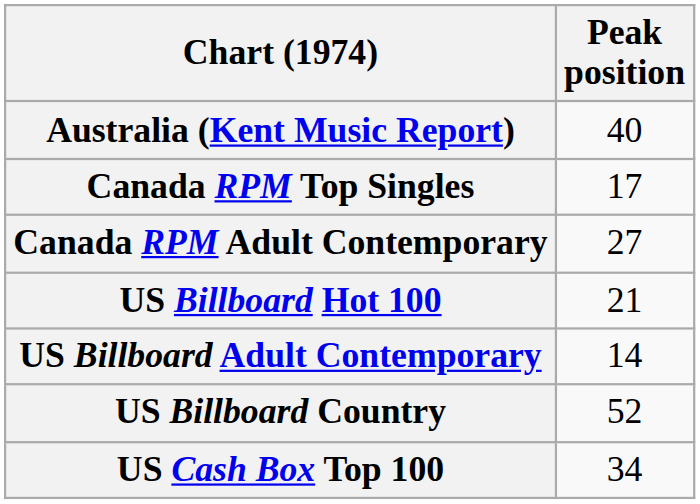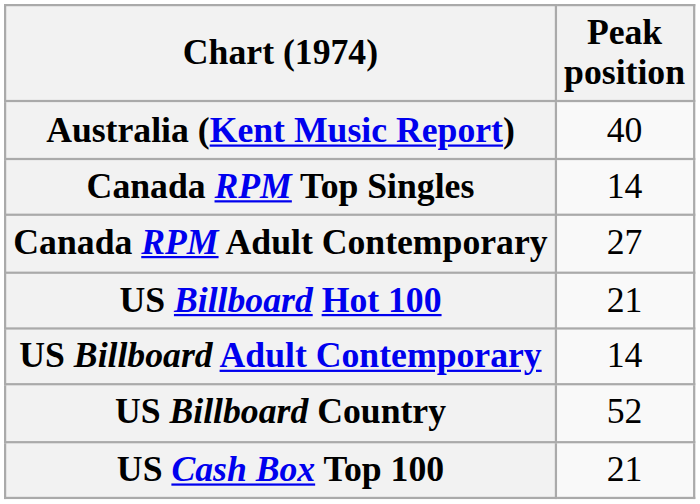(625, 186) 17 -> (625, 186) 14
(625, 469) 34 -> (625, 469) 21
